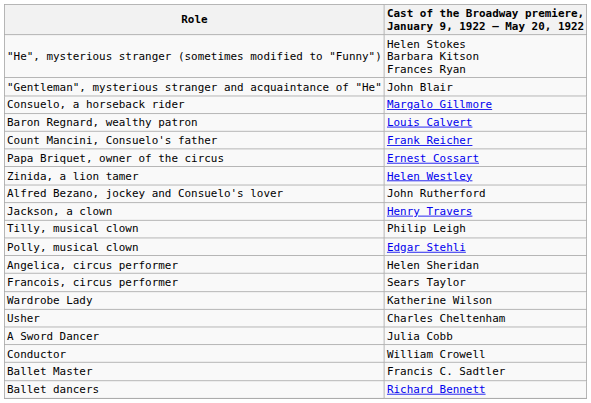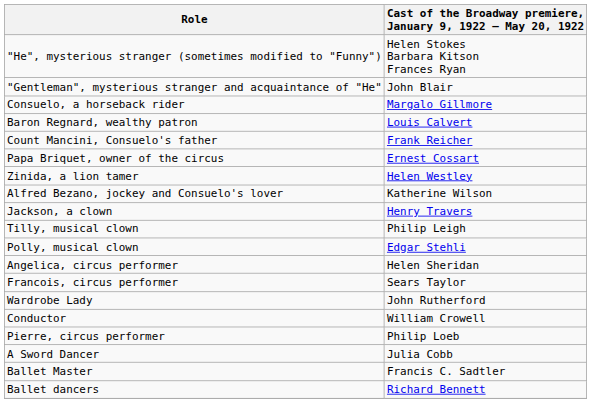(436, 193) John Rutherford -> (440, 193) Katherine Wilson
(440, 300) Katherine Wilson -> (436, 300) John Rutherford
- row: (23, 318)
rows swapped: (37, 354) <-> (53, 336)
+ row: (86, 336)
